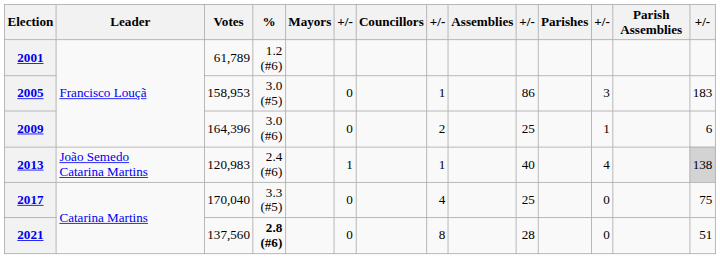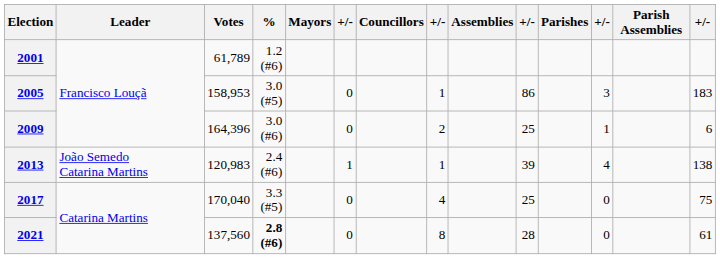(528, 164) 40 -> (528, 164) 39
(702, 164) lightgrey background -> (702, 164) no background
(706, 235) 51 -> (706, 235) 61
